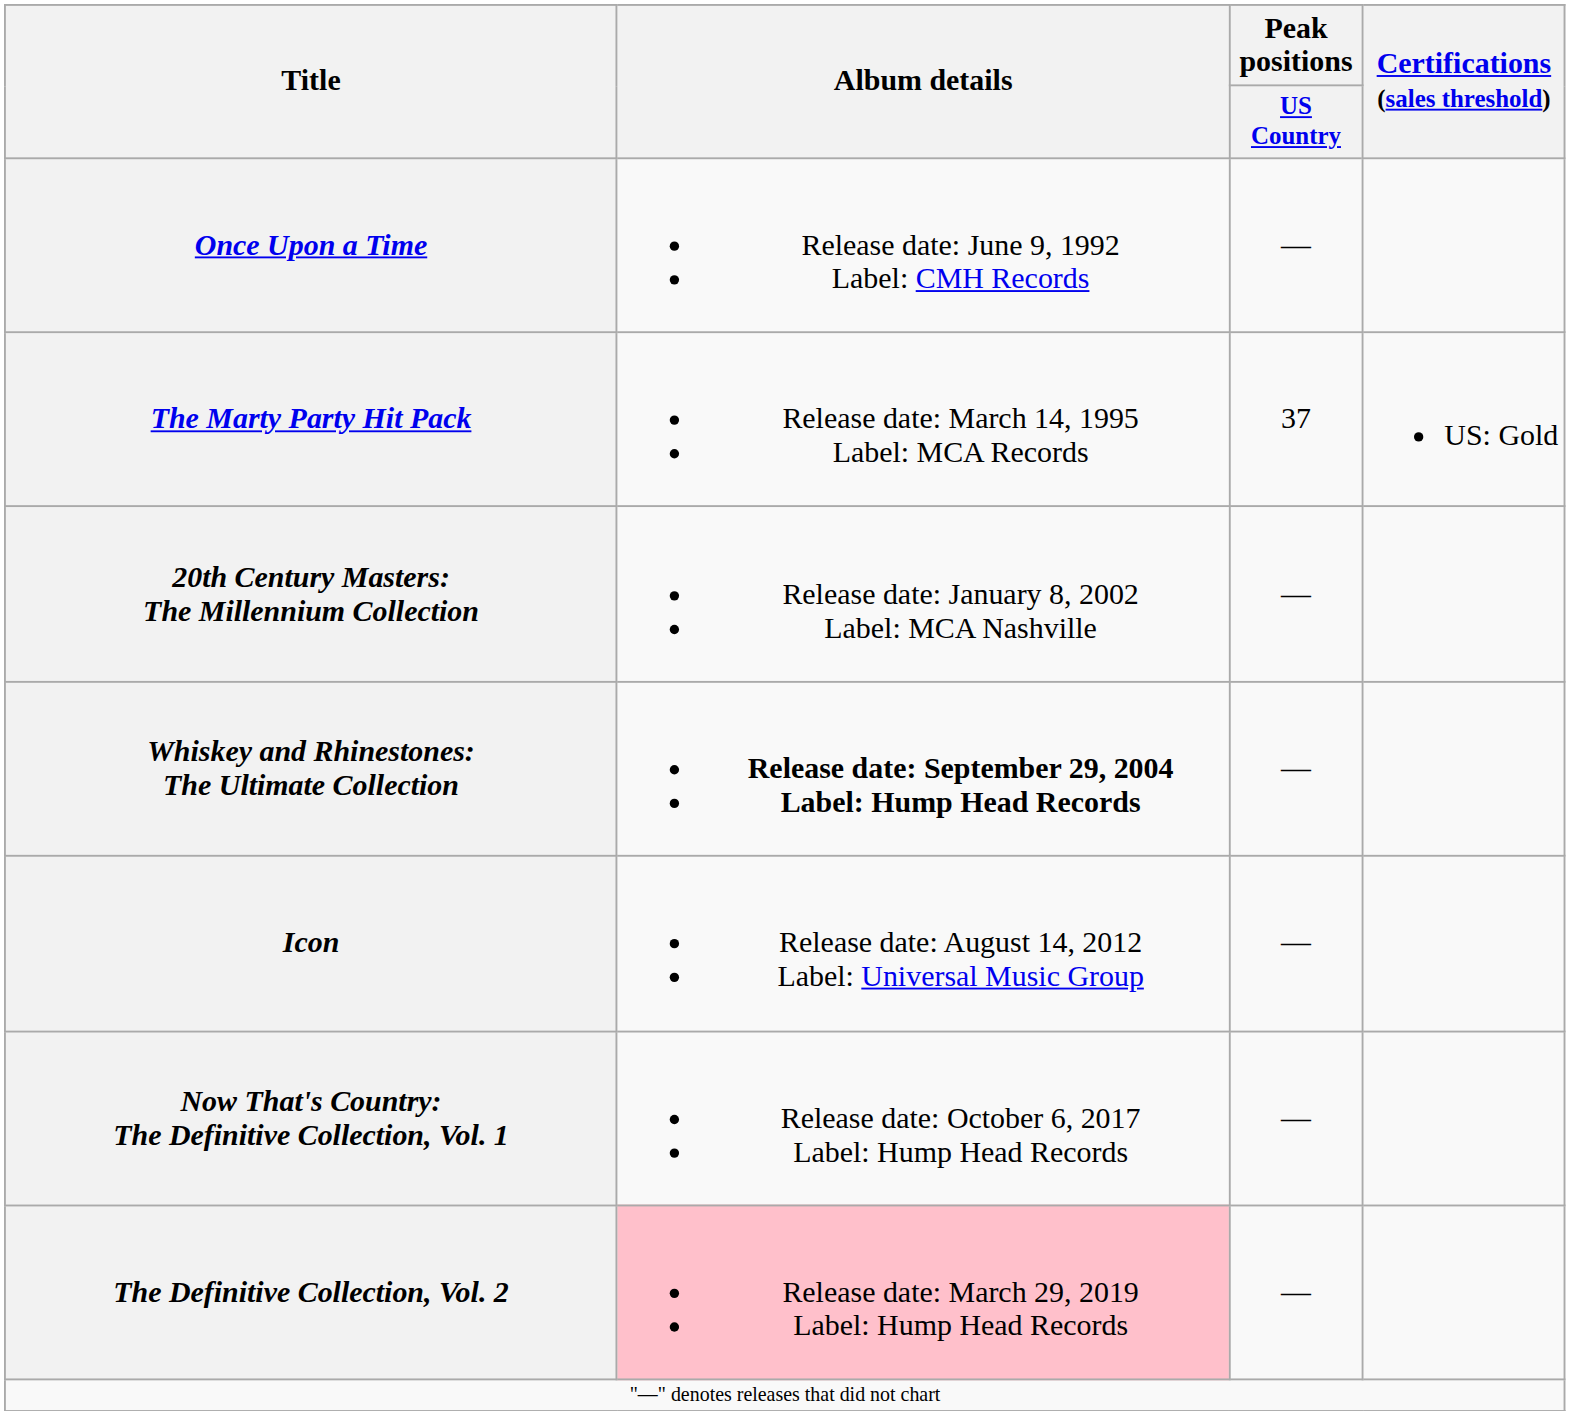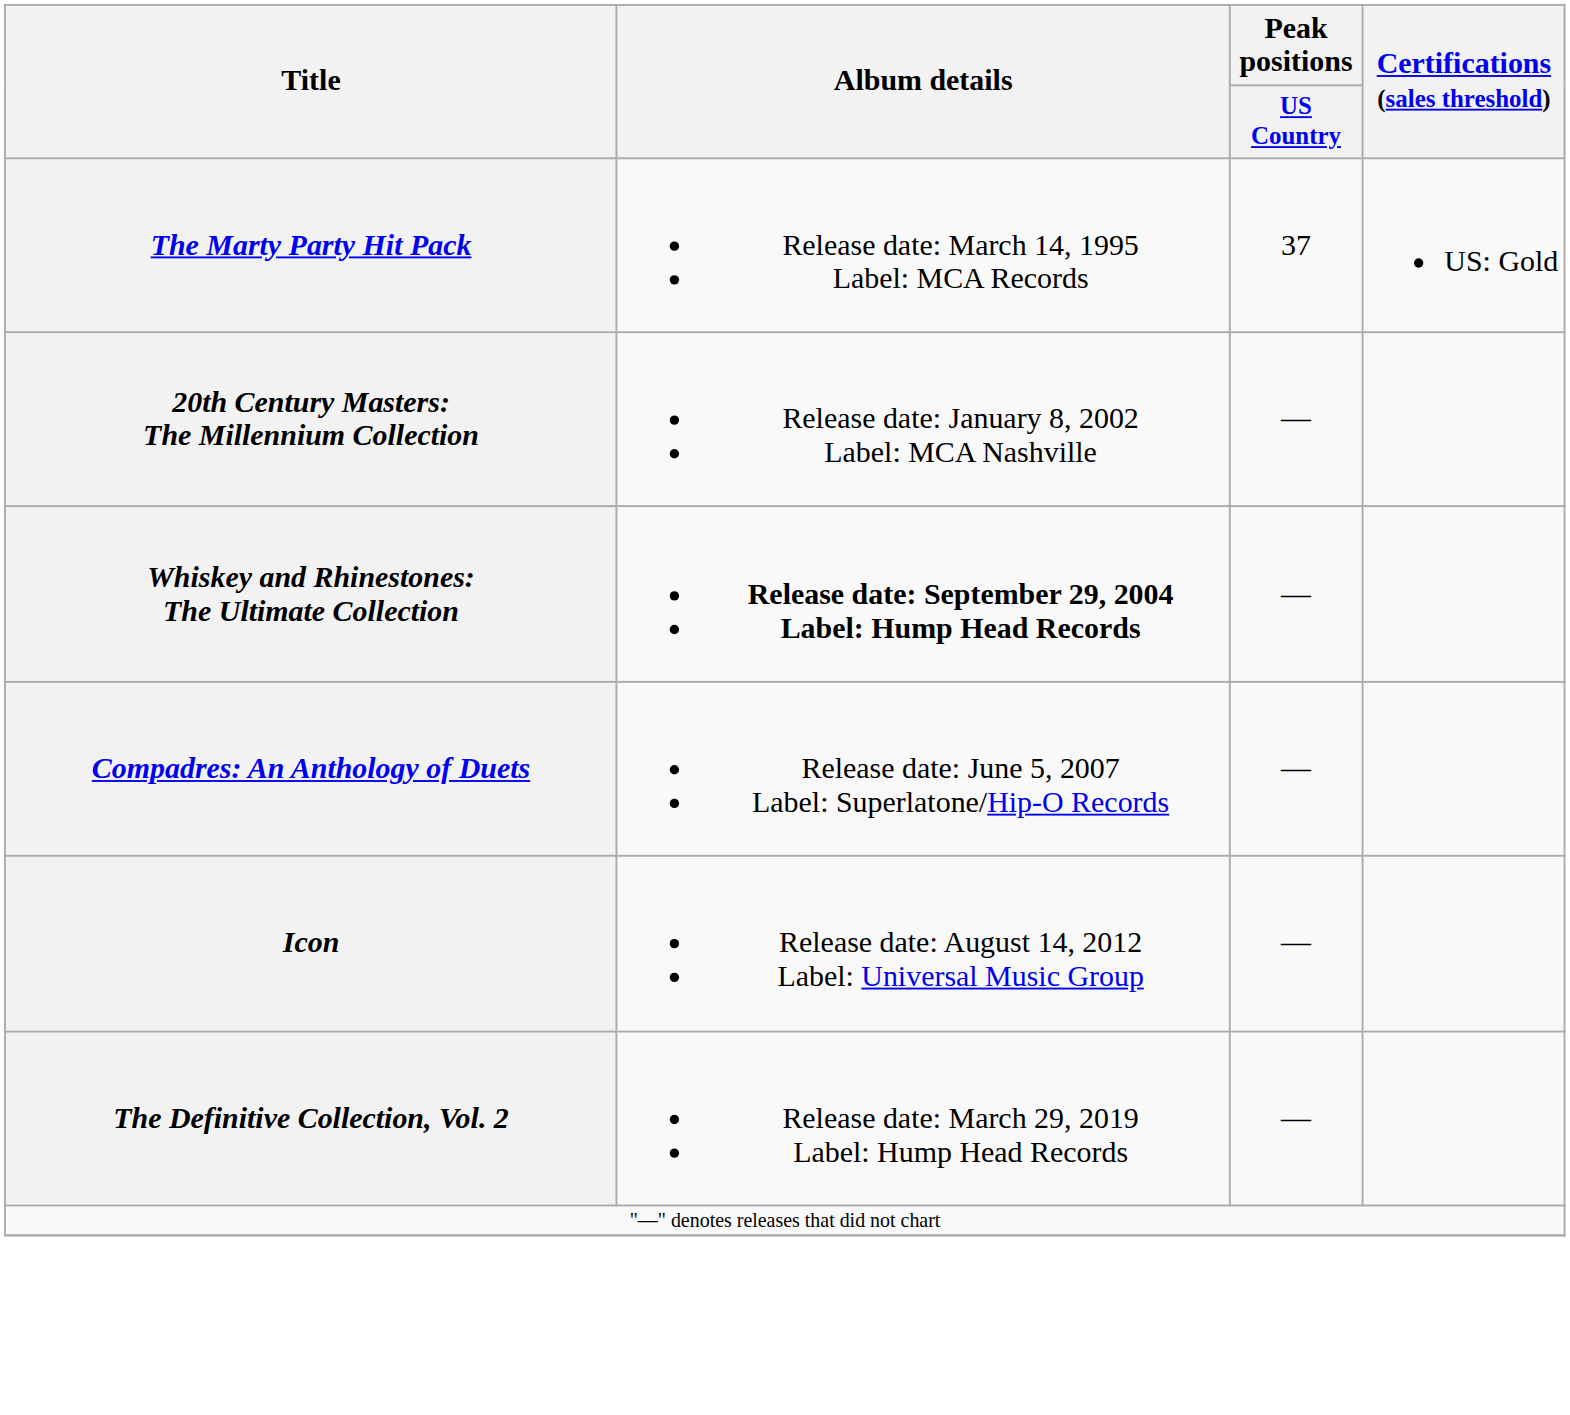- row: (311, 244)
+ row: (311, 768)
- row: (311, 1117)
(923, 1309) pink background -> (923, 1135) no background
